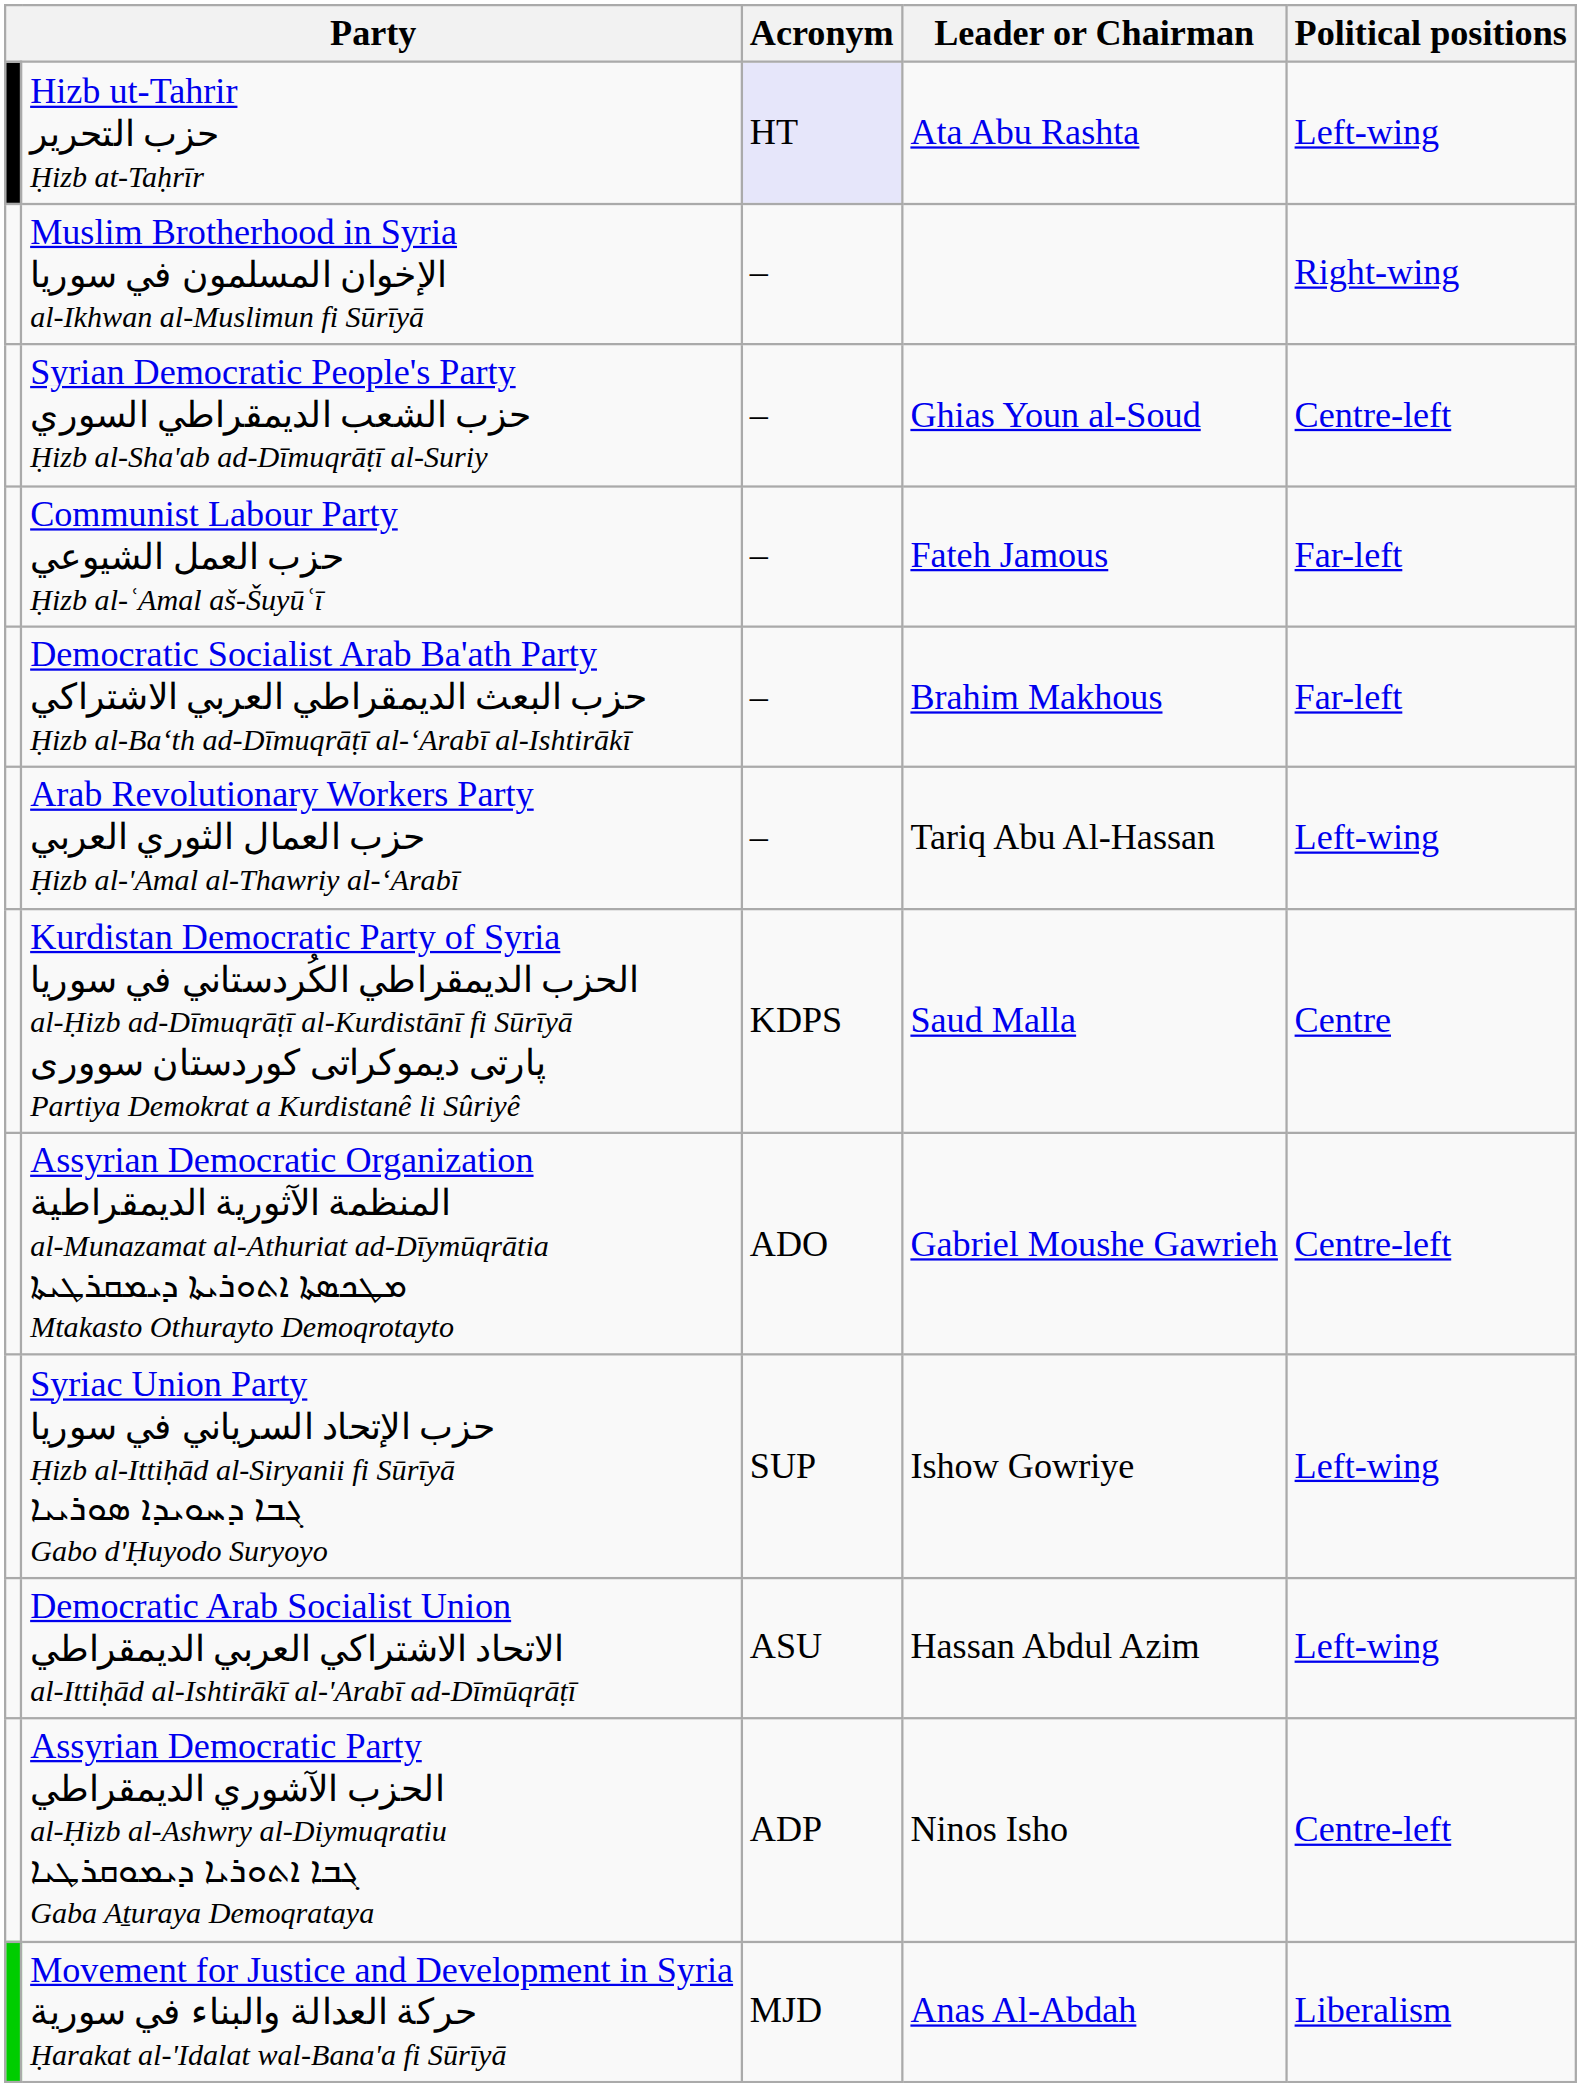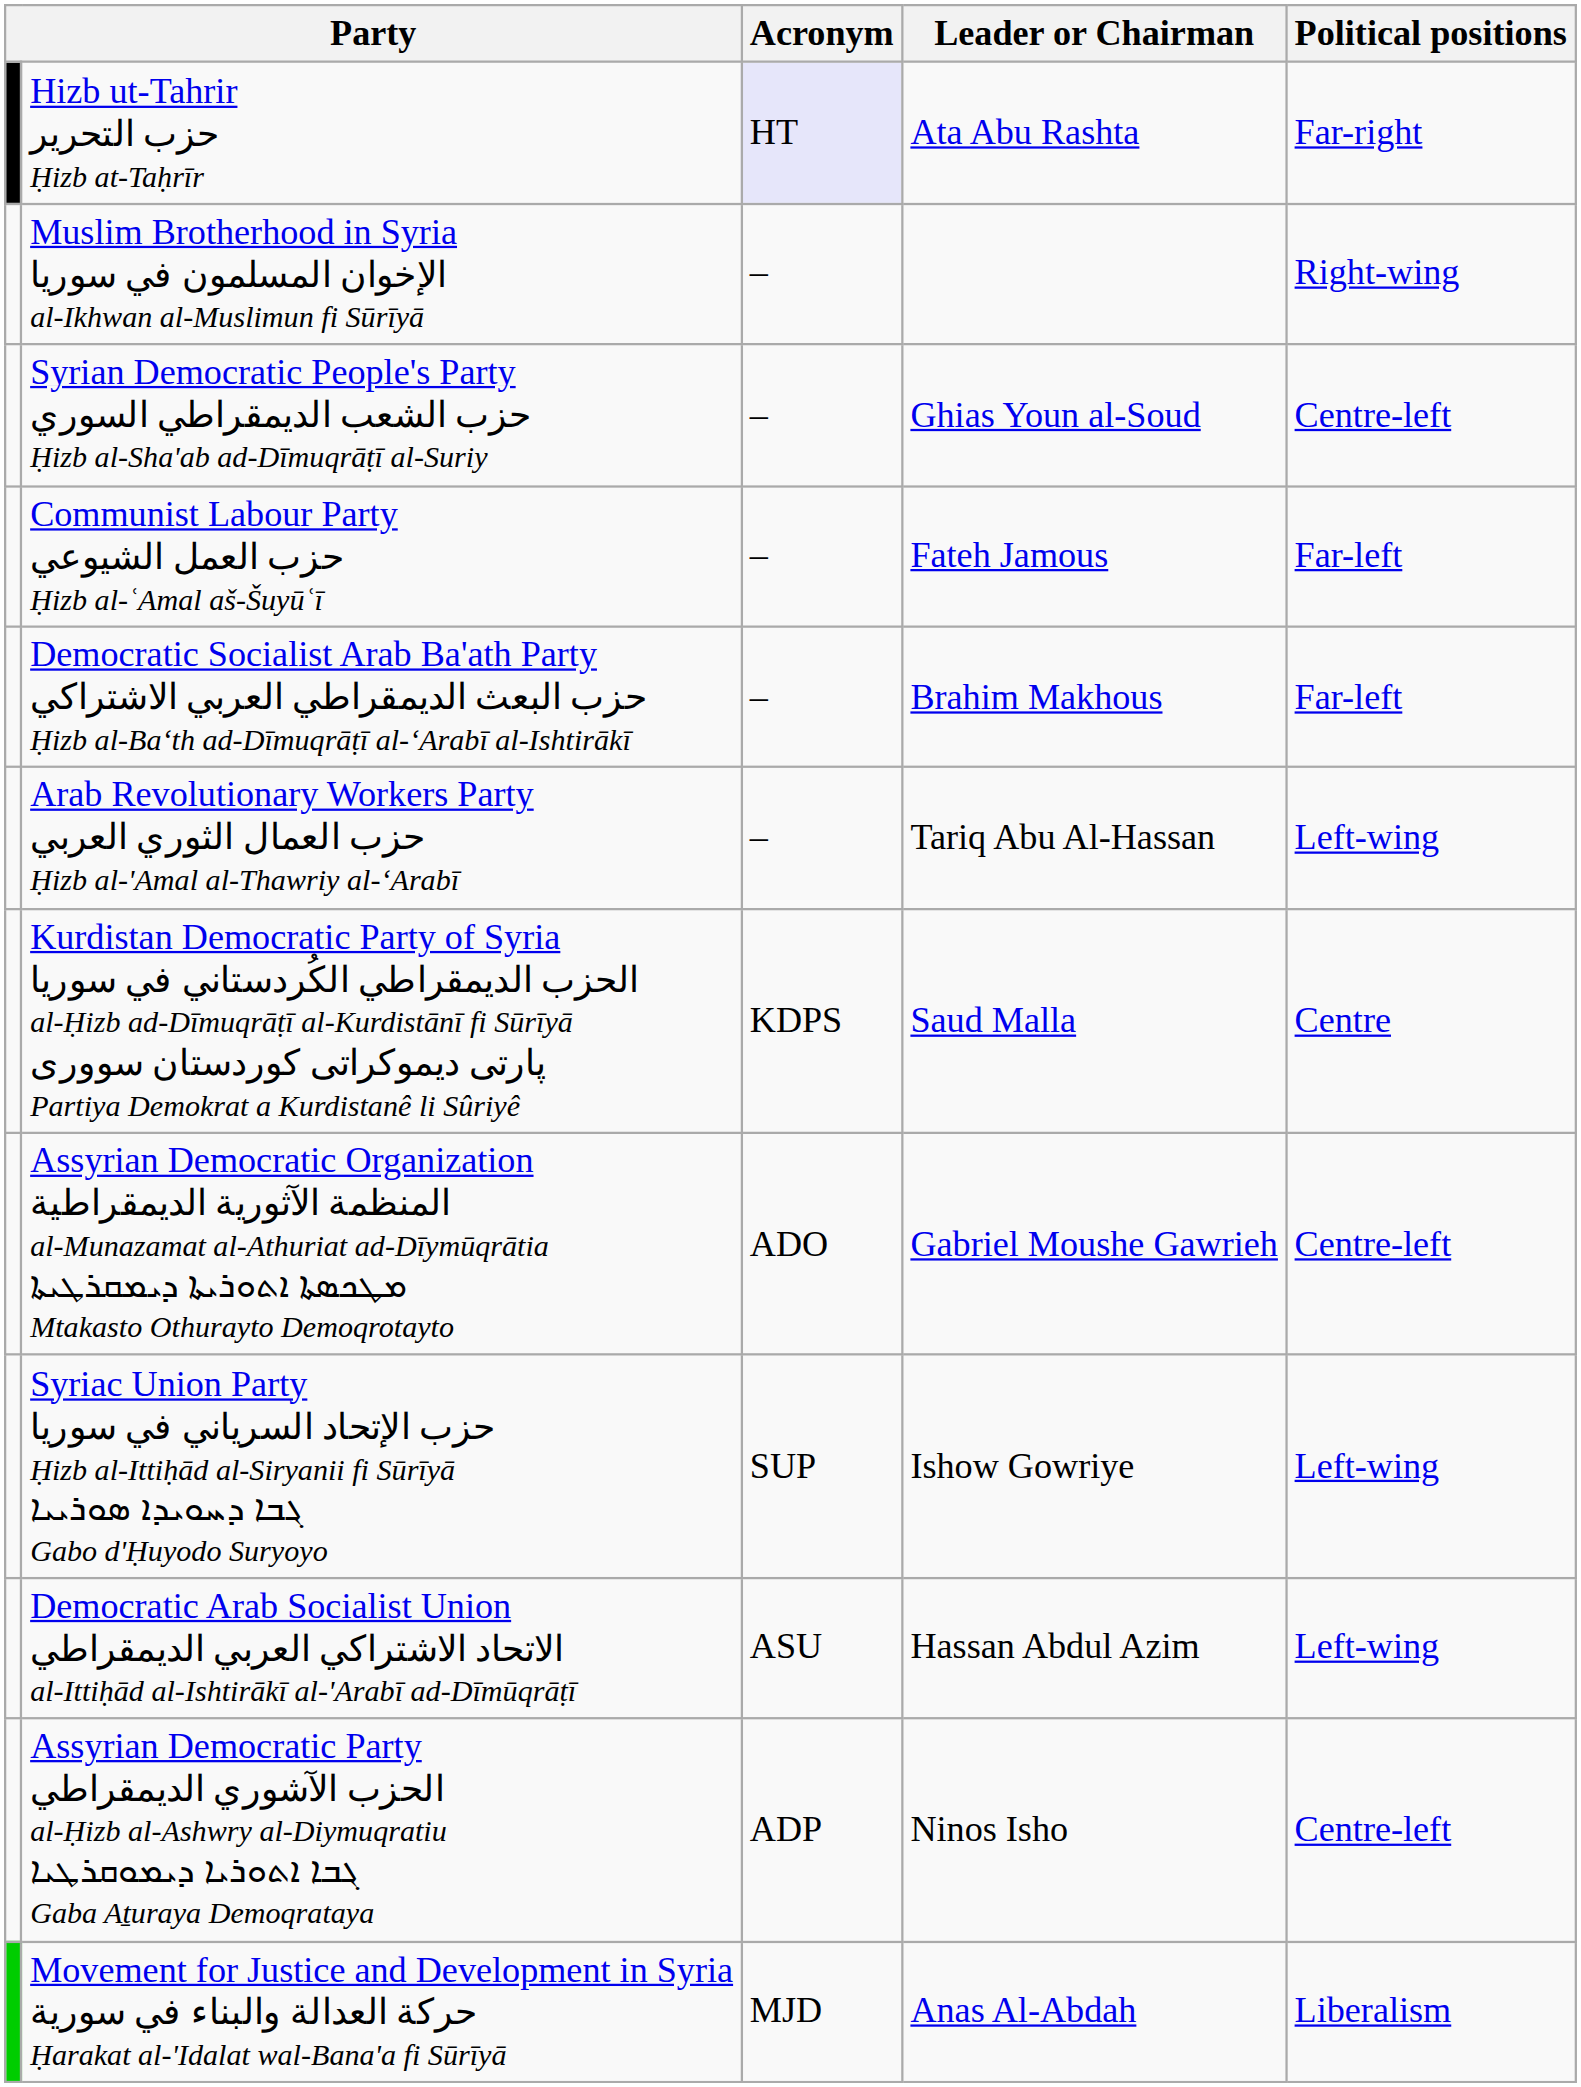(1367, 132) Left-wing -> (1359, 132) Far-right
